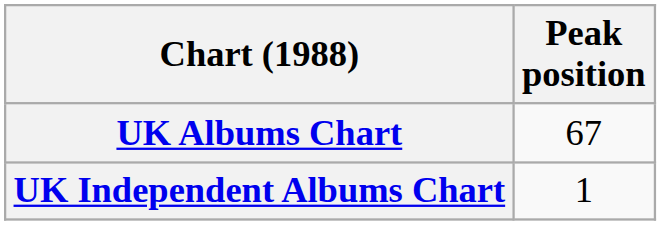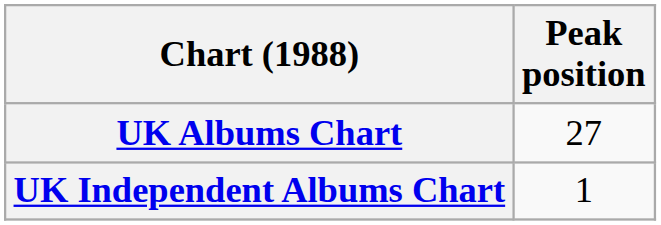(584, 132) 67 -> (584, 132) 27
